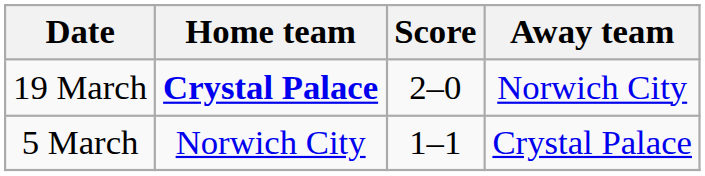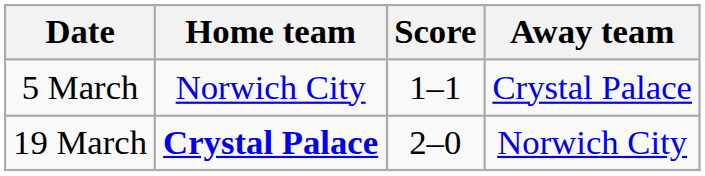rows swapped: (80, 142) <-> (80, 87)
